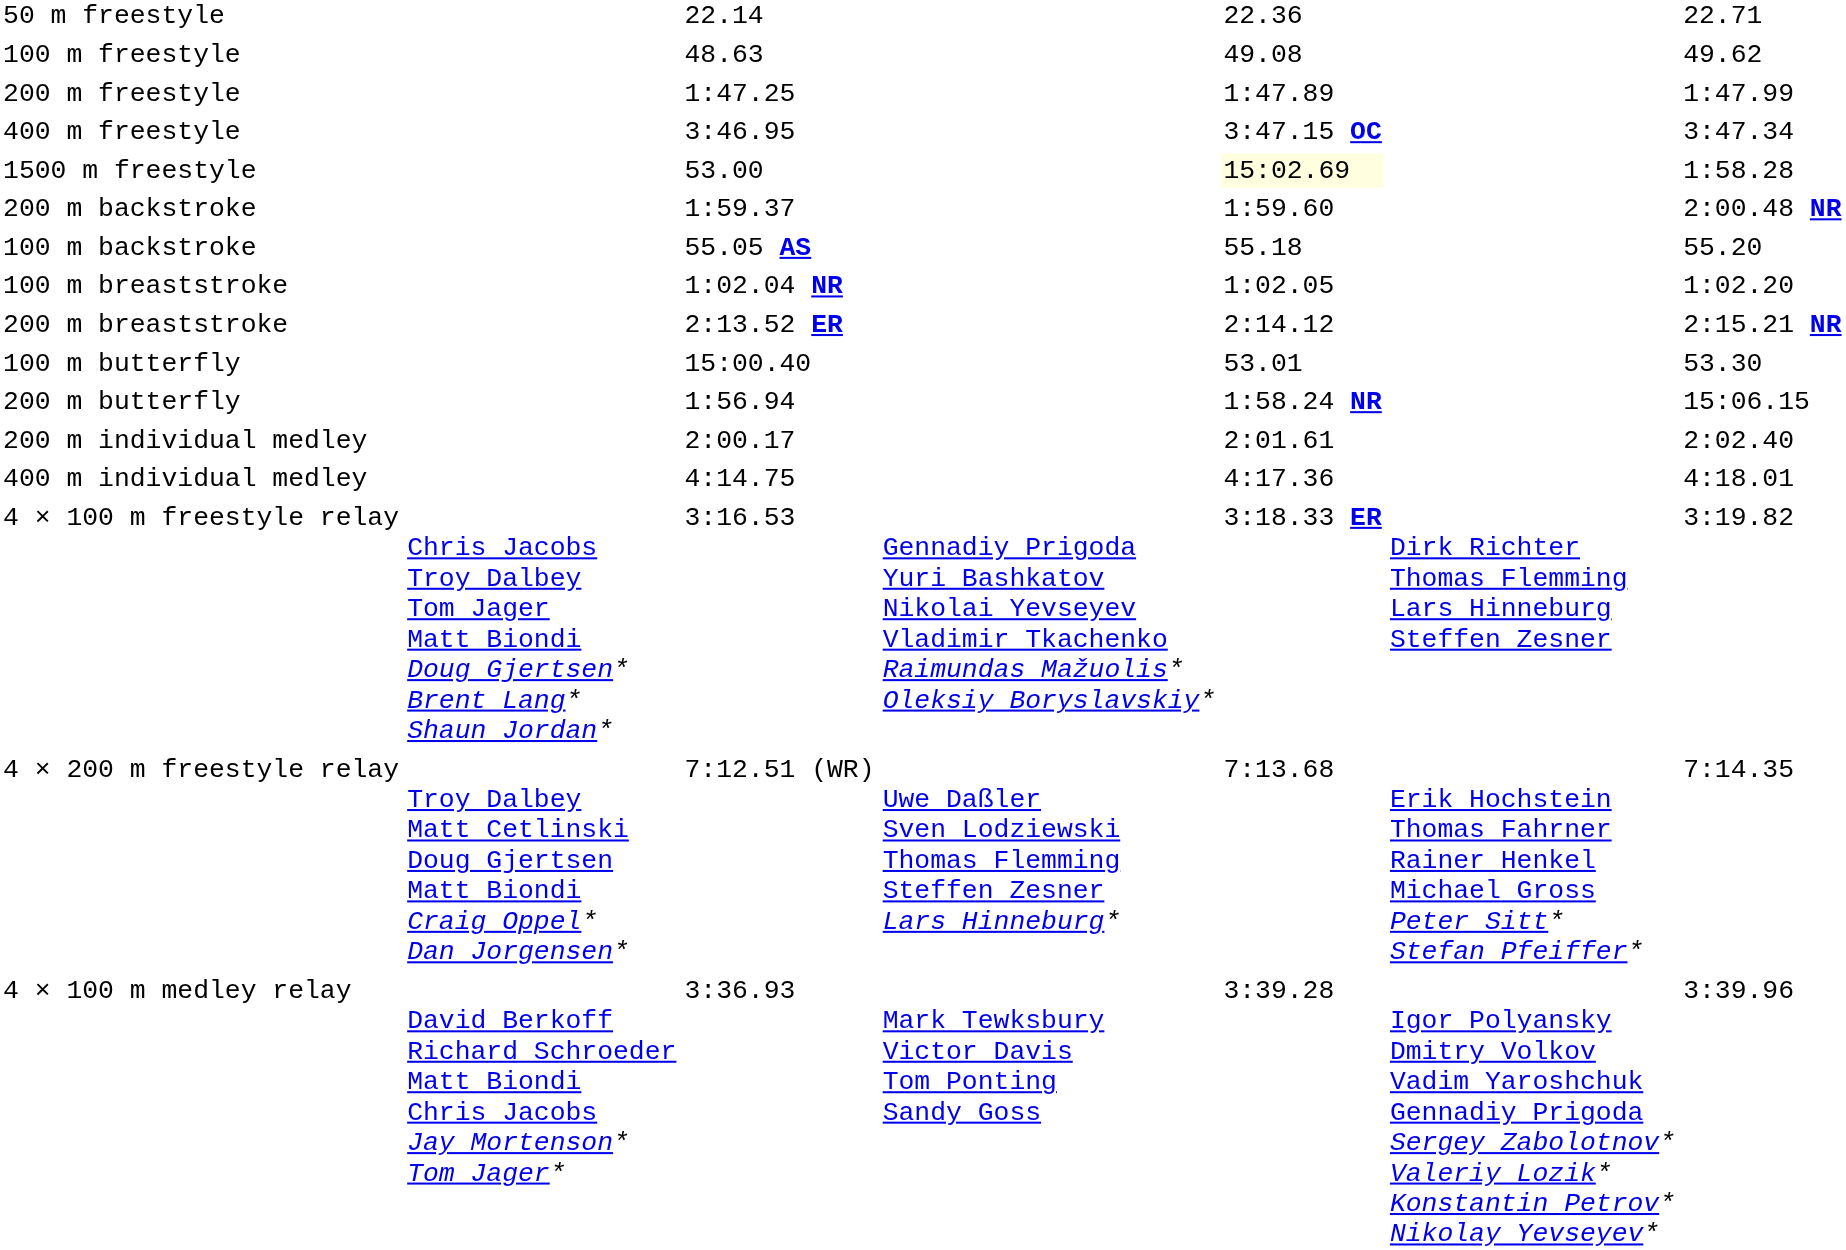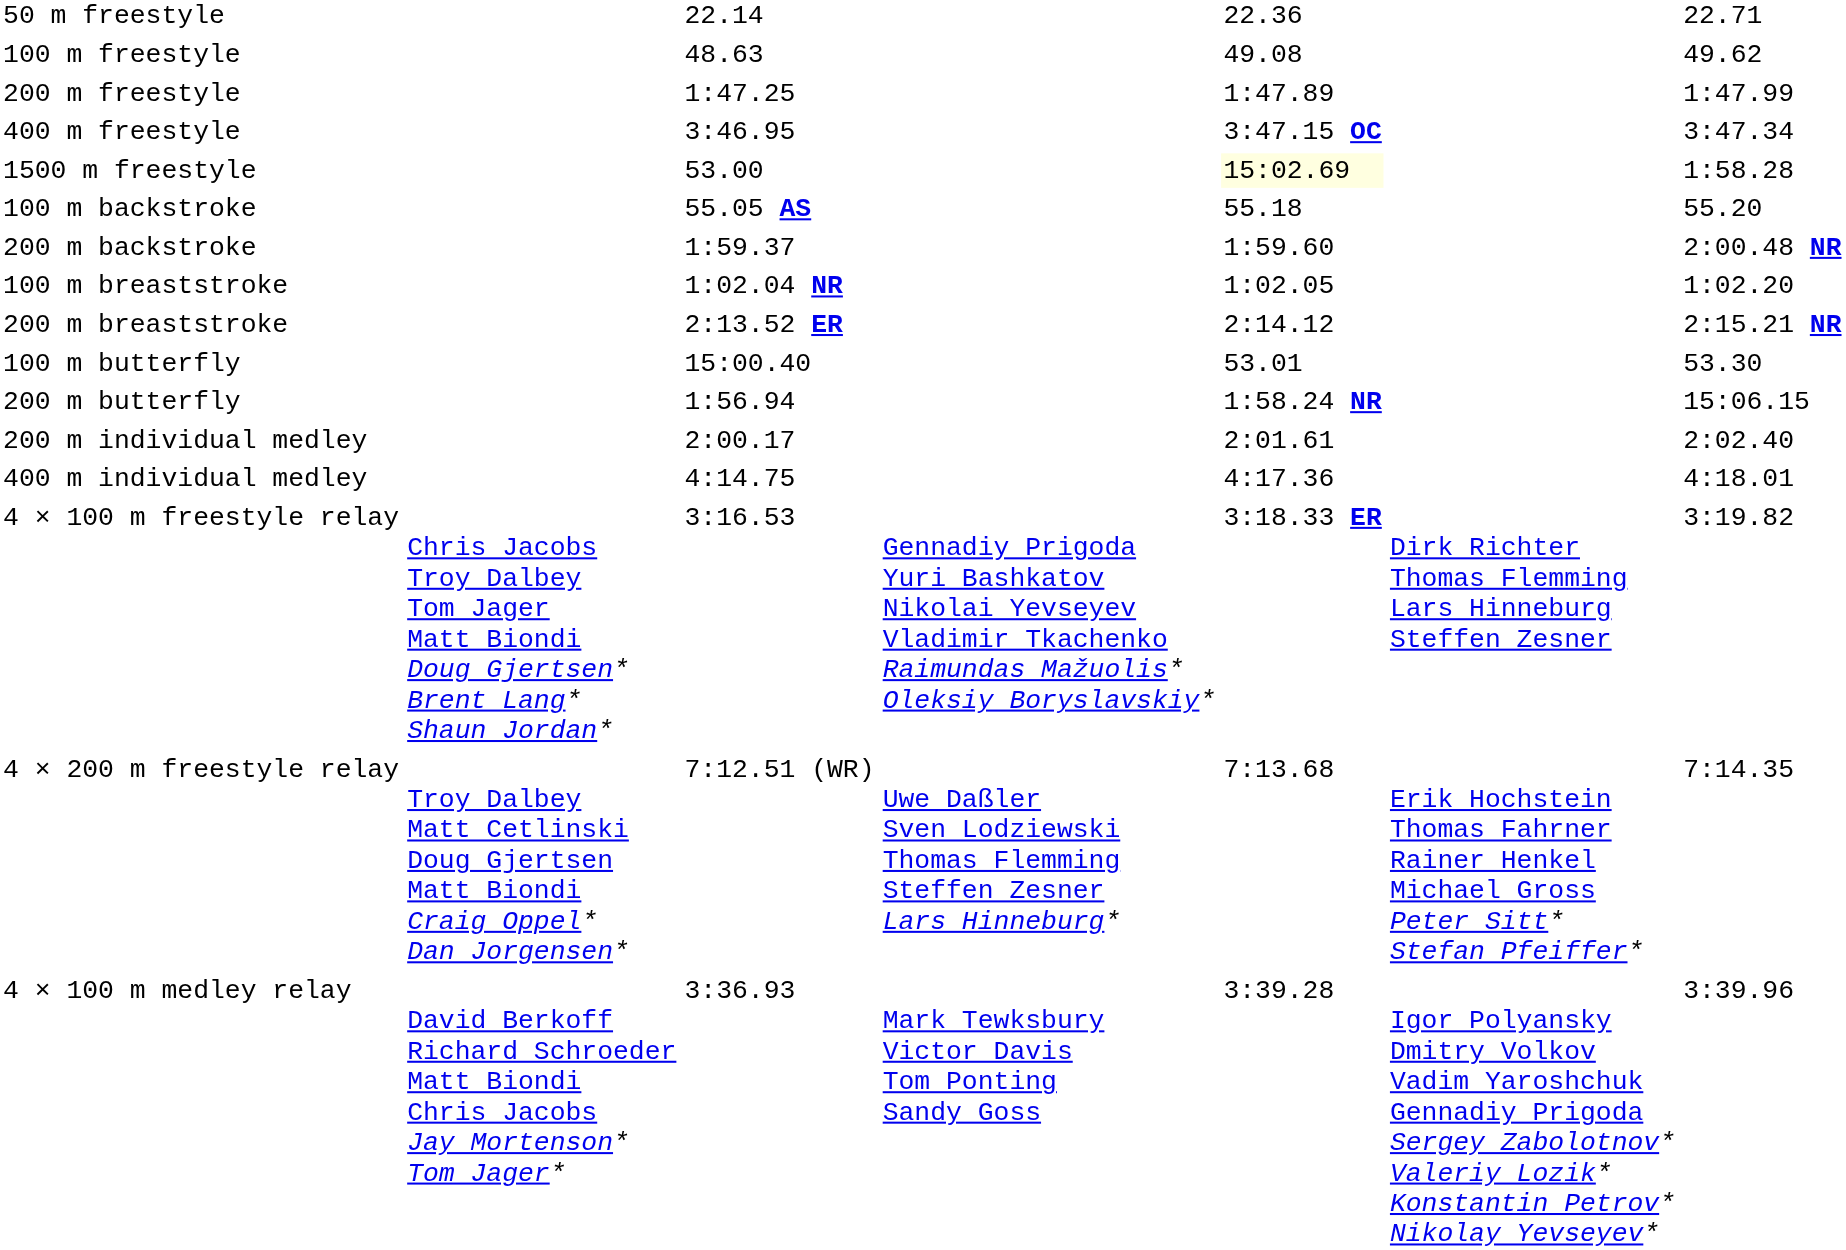rows swapped: (130, 248) <-> (130, 209)
